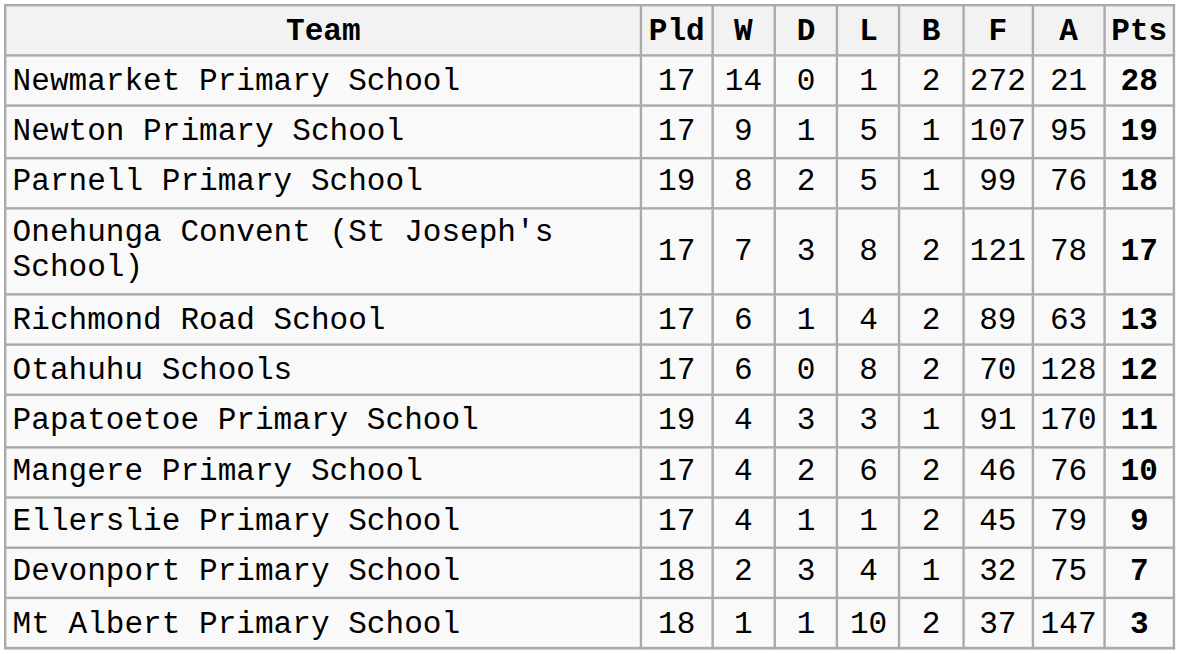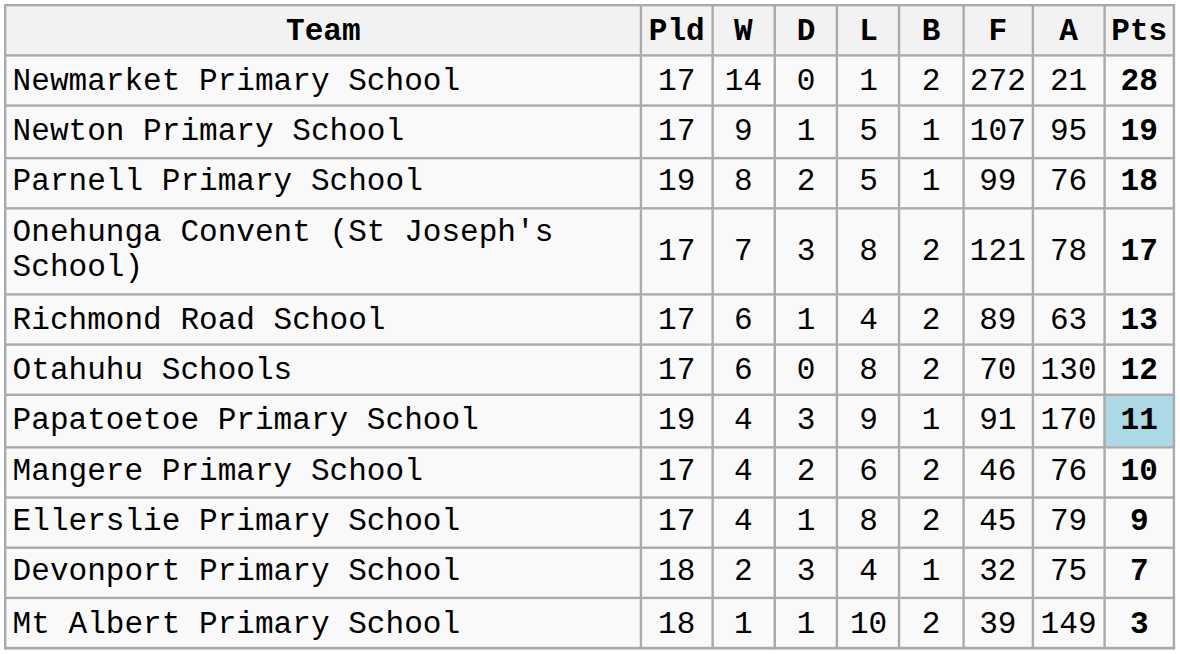(1069, 370) 128 -> (1069, 370) 130
(869, 421) 3 -> (869, 421) 9
(1139, 421) no background -> (1139, 421) lightblue background
(869, 522) 1 -> (869, 522) 8
(998, 623) 37 -> (998, 623) 39
(1069, 623) 147 -> (1069, 623) 149
